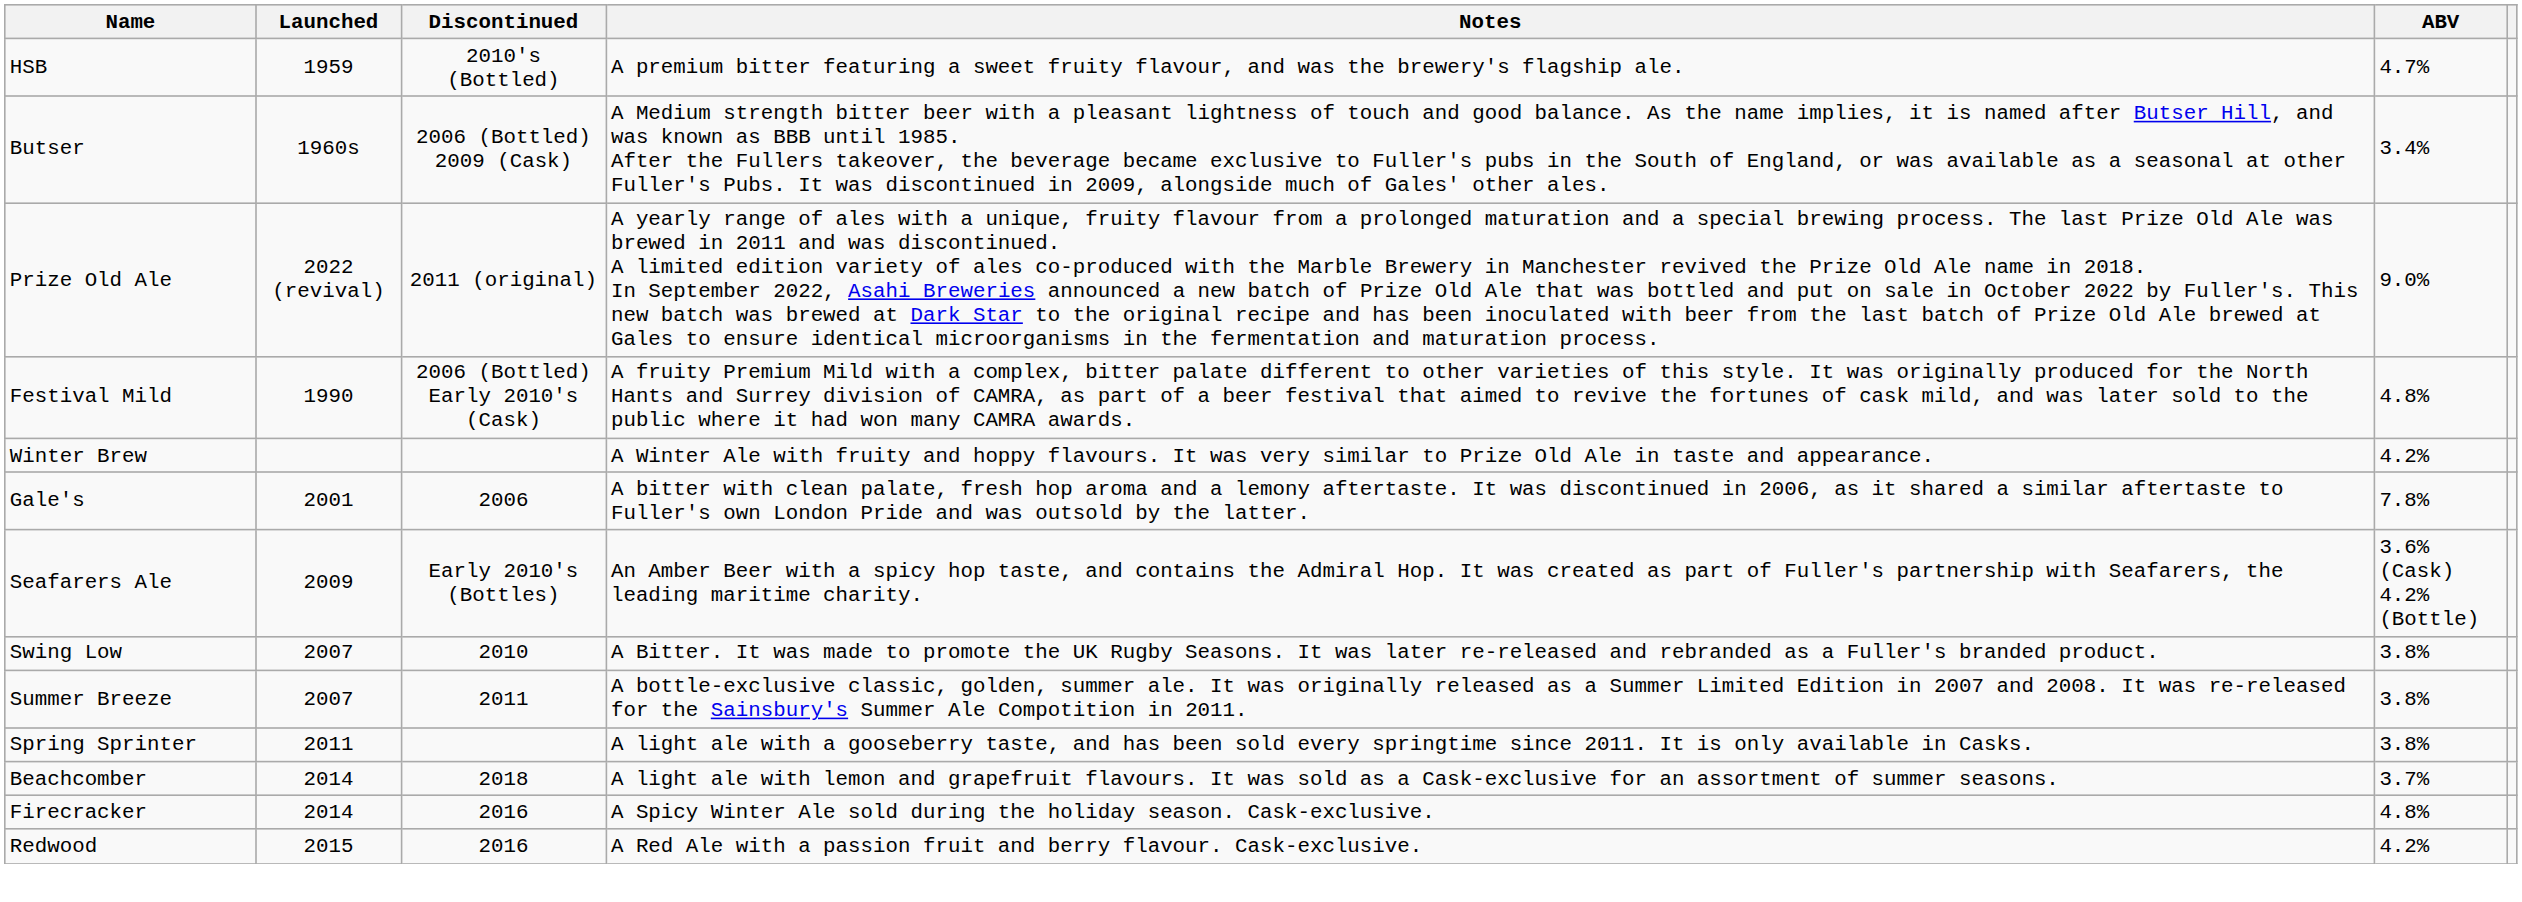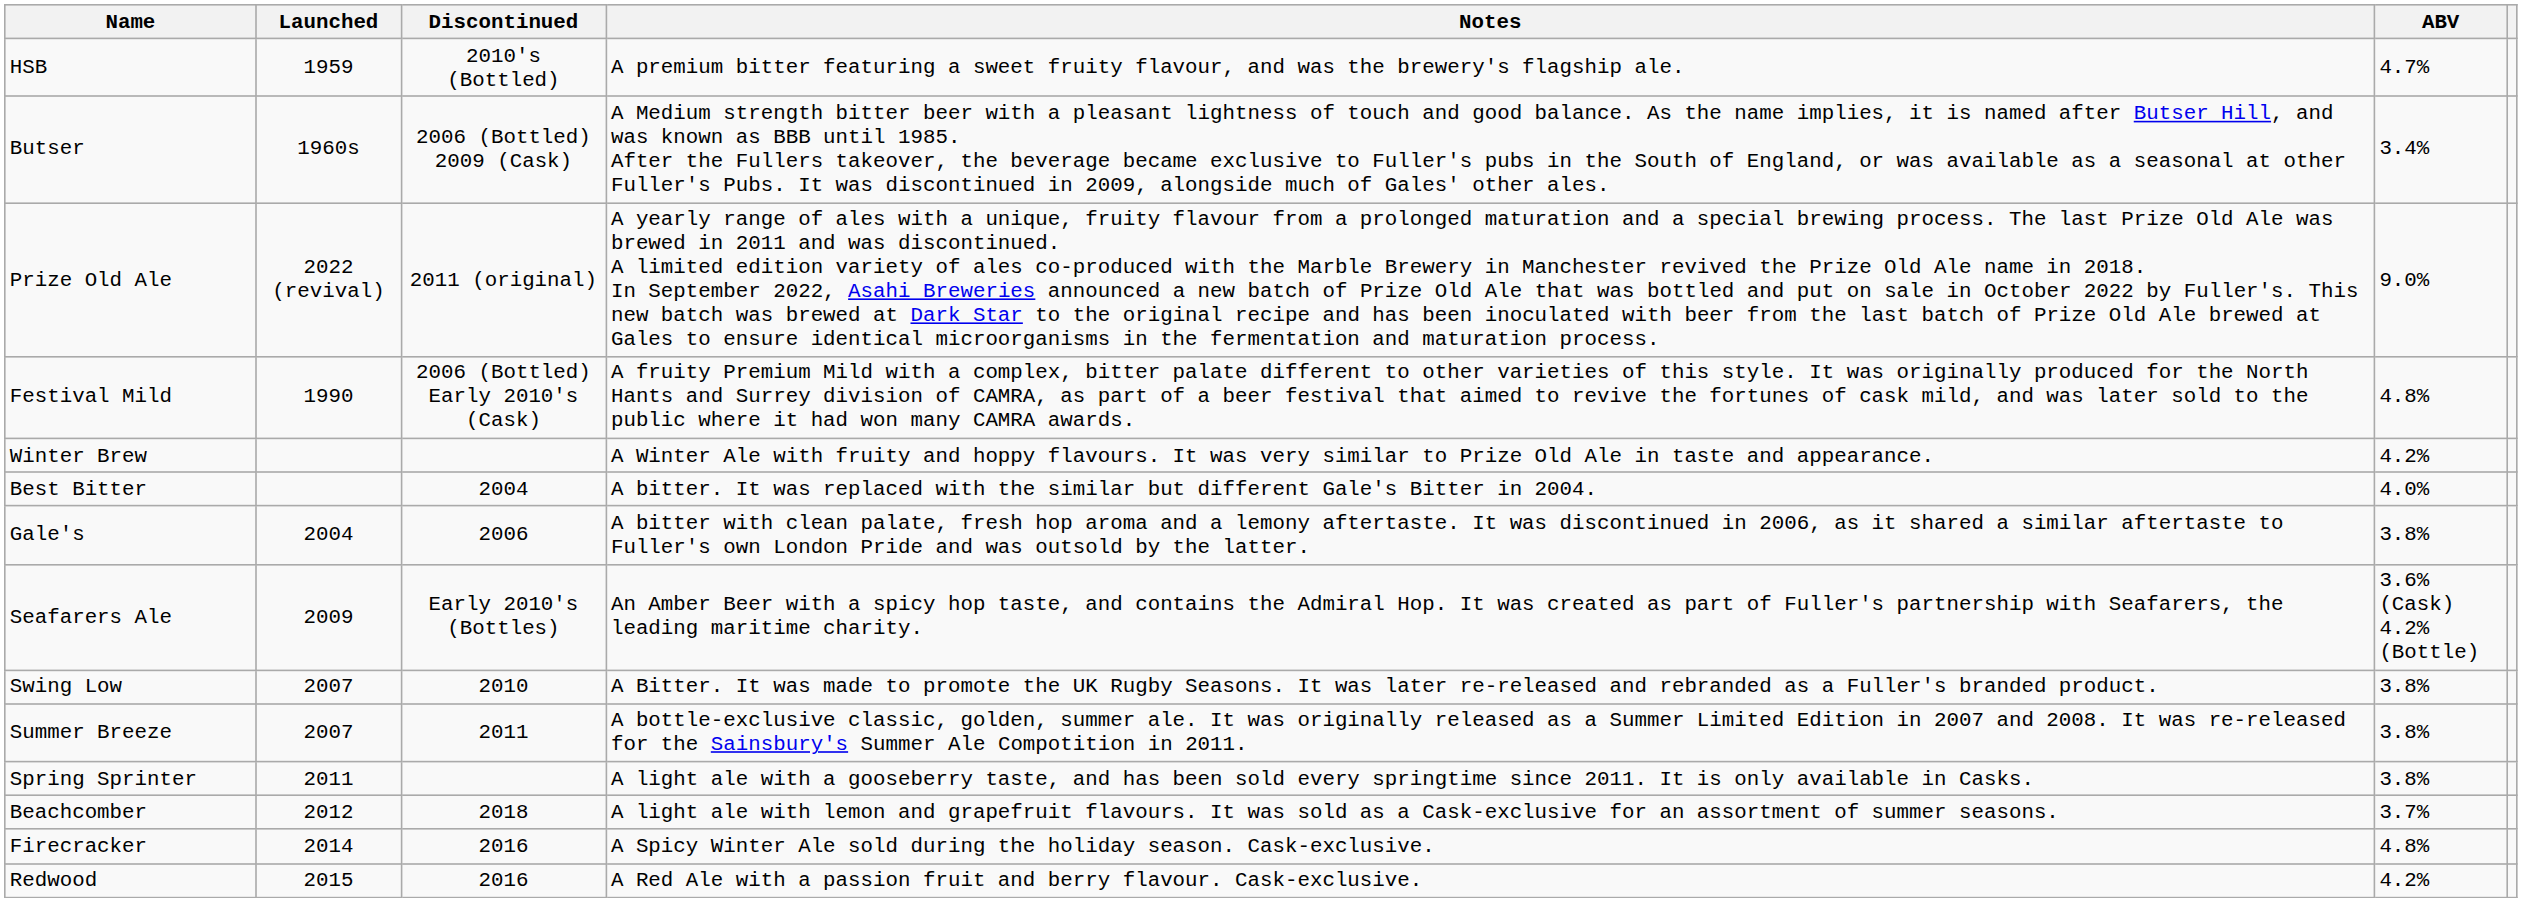+ row: (78, 489)
(328, 501) 2001 -> (328, 535) 2004
(2404, 501) 7.8% -> (2404, 535) 3.8%
(328, 779) 2014 -> (328, 813) 2012
